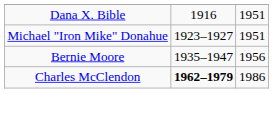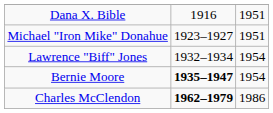+ row: (88, 56)
(203, 56) normal -> (203, 77) bold
(252, 56) 1956 -> (252, 77) 1954
